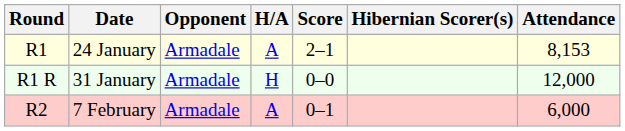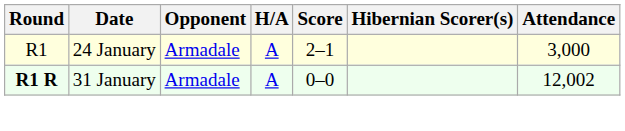(569, 49) 8,153 -> (569, 49) 3,000
(37, 79) normal -> (36, 79) bold
(272, 79) H -> (272, 79) A
(569, 79) 12,000 -> (569, 79) 12,002
- row: (114, 110)
